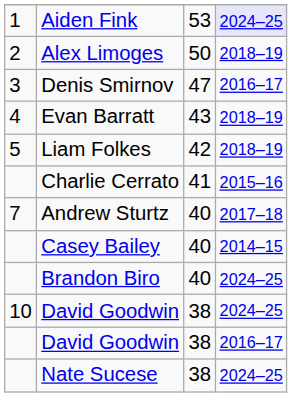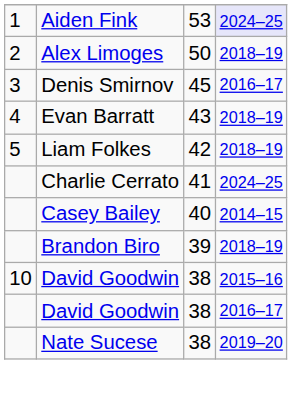(200, 85) 47 -> (200, 85) 45
(251, 182) 2015–16 -> (251, 182) 2024–25
- row: (15, 213)
(200, 278) 40 -> (200, 246) 39
(251, 279) 2024–25 -> (251, 246) 2018–19
(251, 311) 2024–25 -> (251, 279) 2015–16
(251, 375) 2024–25 -> (251, 343) 2019–20
